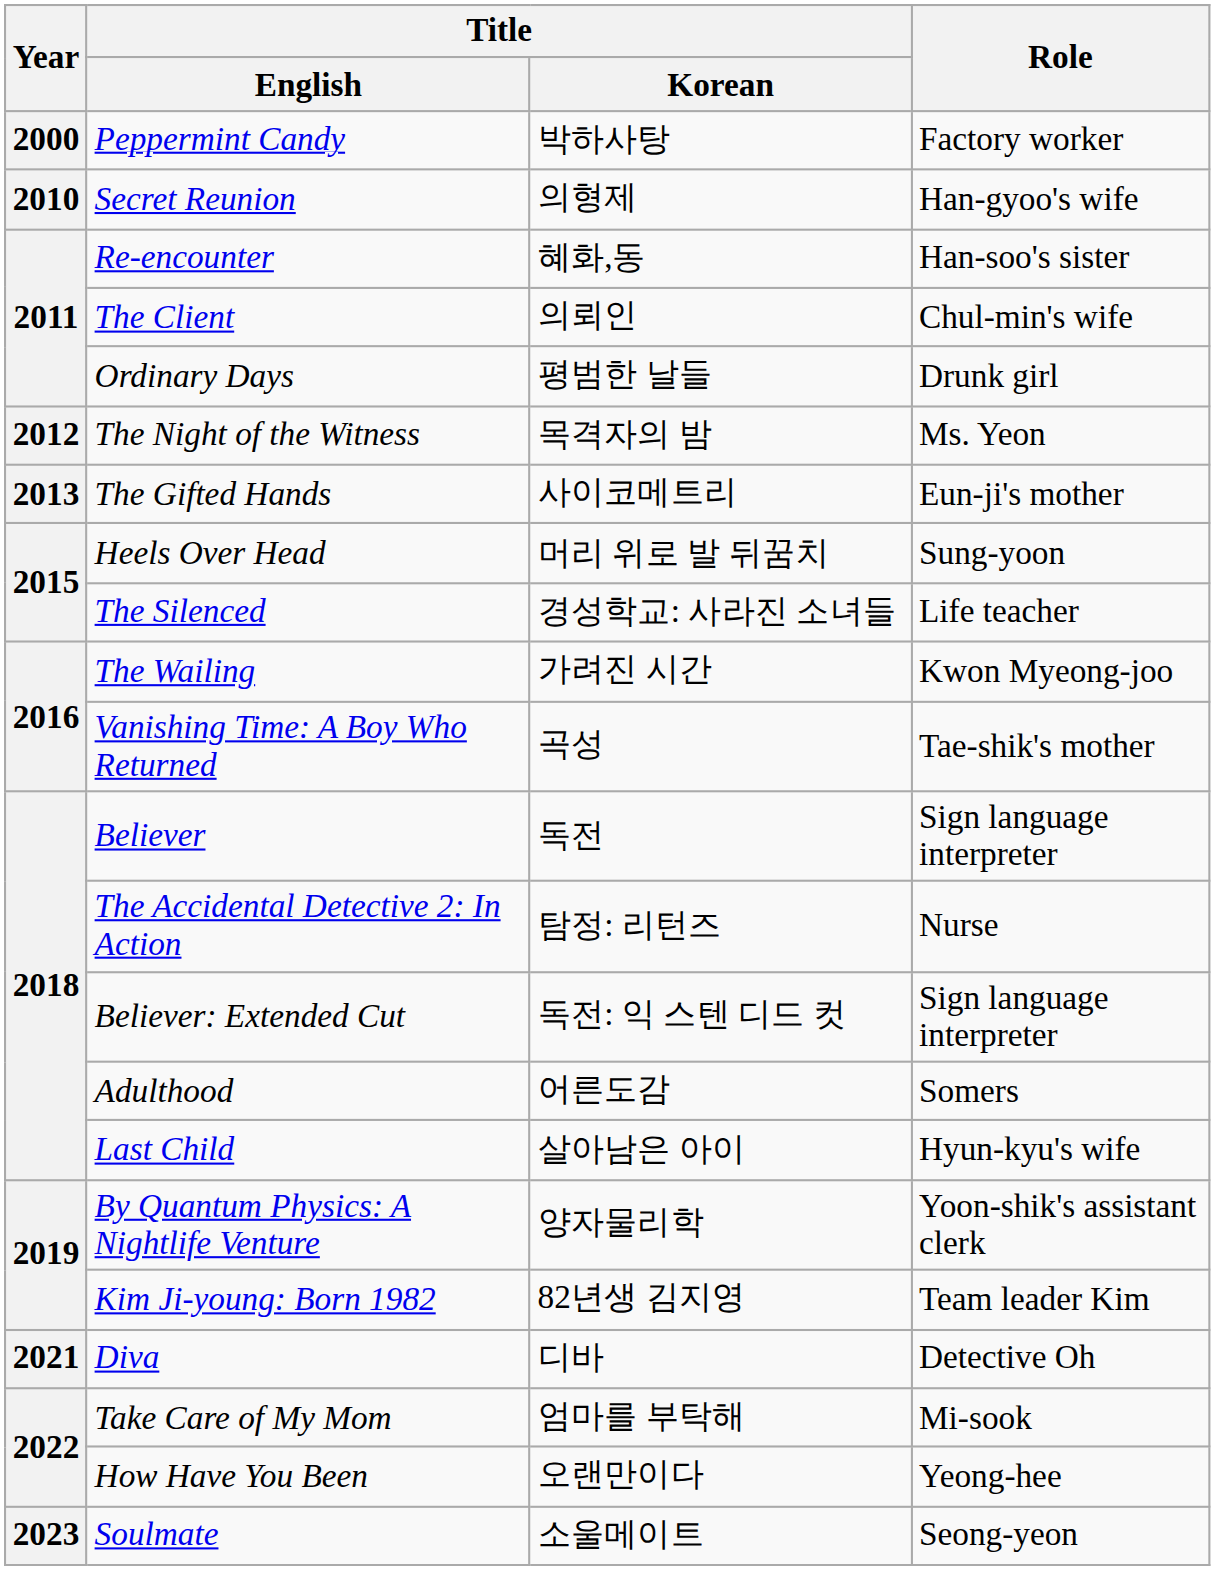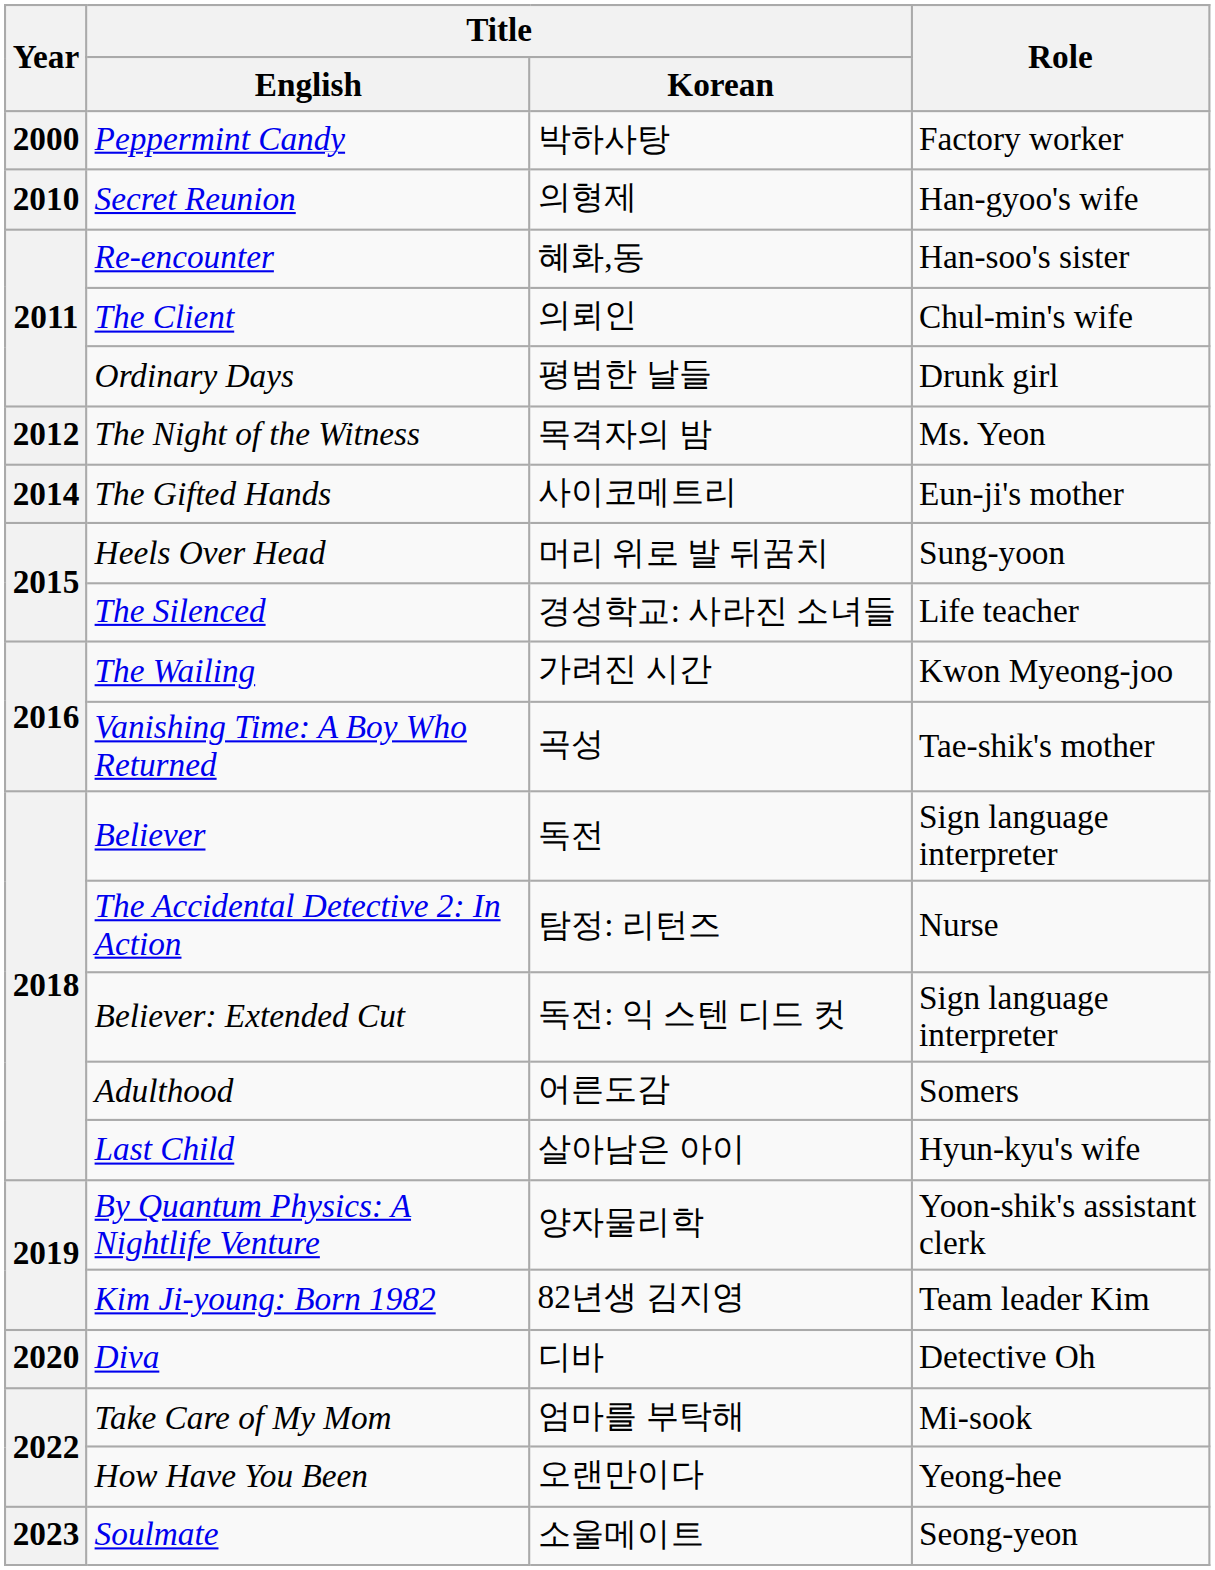(46, 493) 2013 -> (46, 493) 2014
(46, 1357) 2021 -> (46, 1357) 2020
